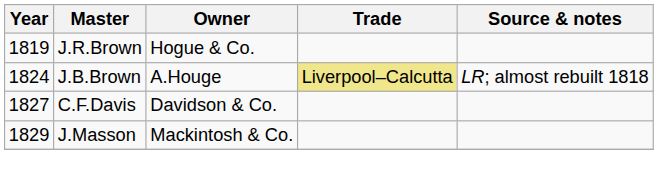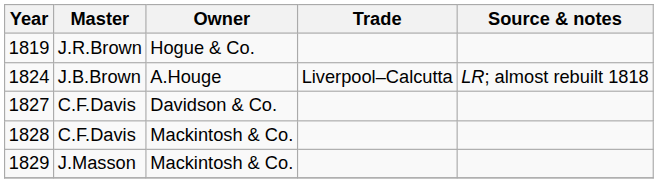(377, 76) khaki background -> (377, 76) no background
+ row: (29, 134)
